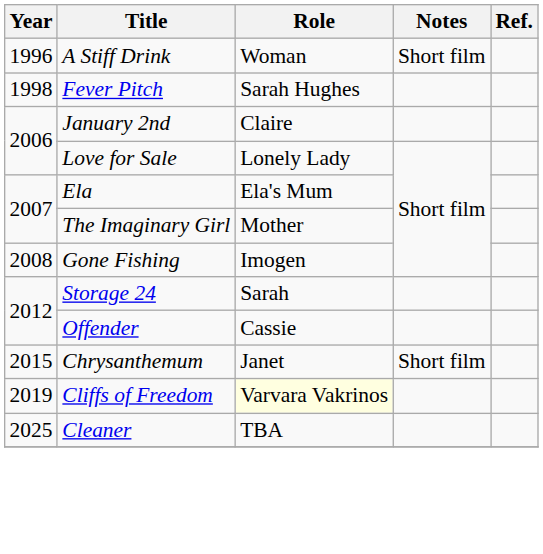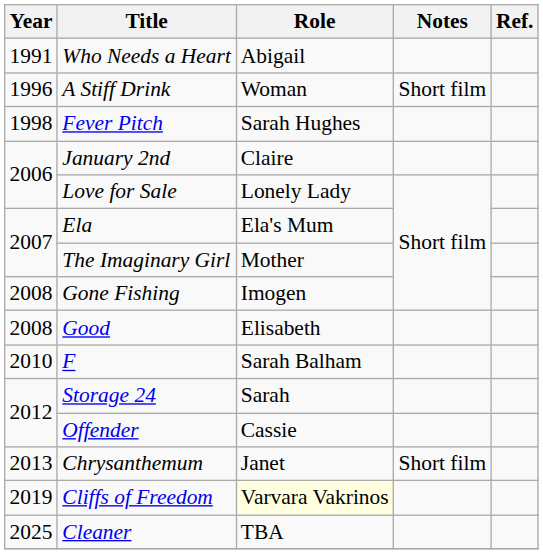+ row: (147, 55)
+ row: (86, 327)
+ row: (69, 361)
(31, 361) 2015 -> (31, 463) 2013
